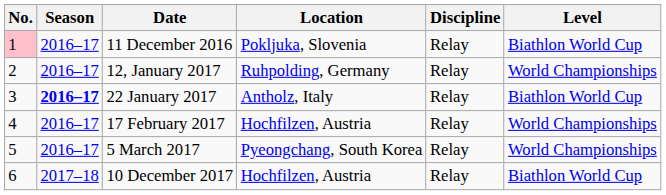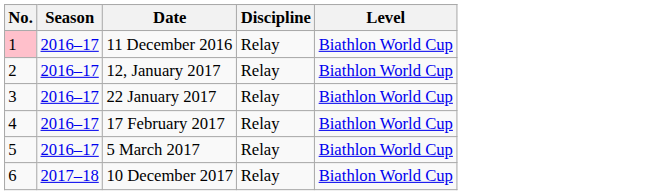- column: (332, 17)
(582, 70) World Championships -> (386, 70) Biathlon World Cup
(70, 96) bold -> (70, 96) normal
(582, 123) World Championships -> (386, 123) Biathlon World Cup
(582, 149) World Championships -> (386, 149) Biathlon World Cup
